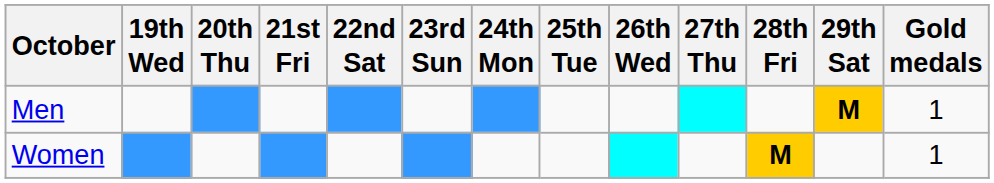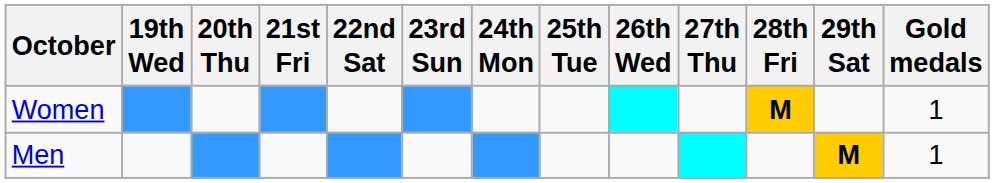rows swapped: (38, 109) <-> (58, 155)
